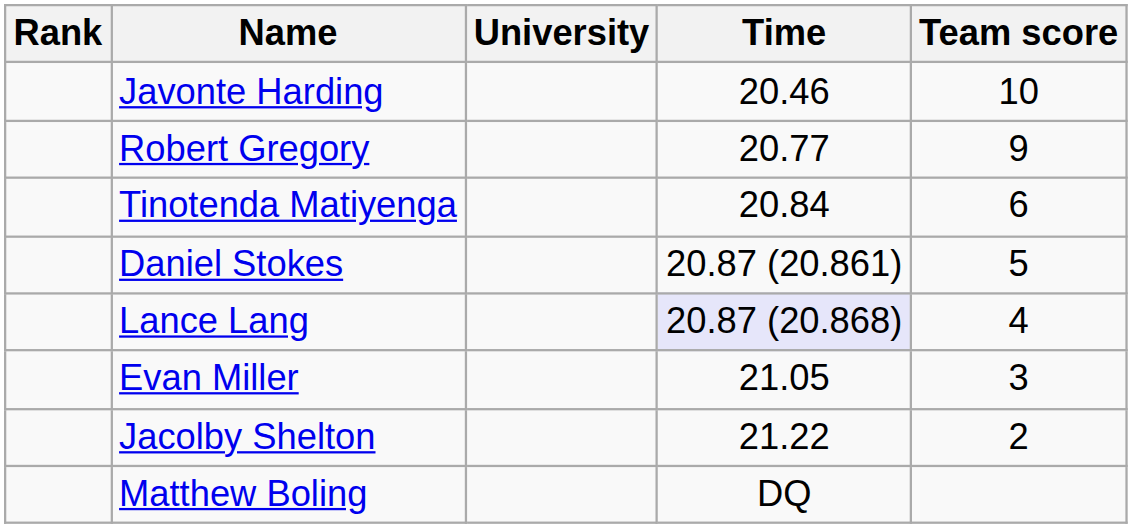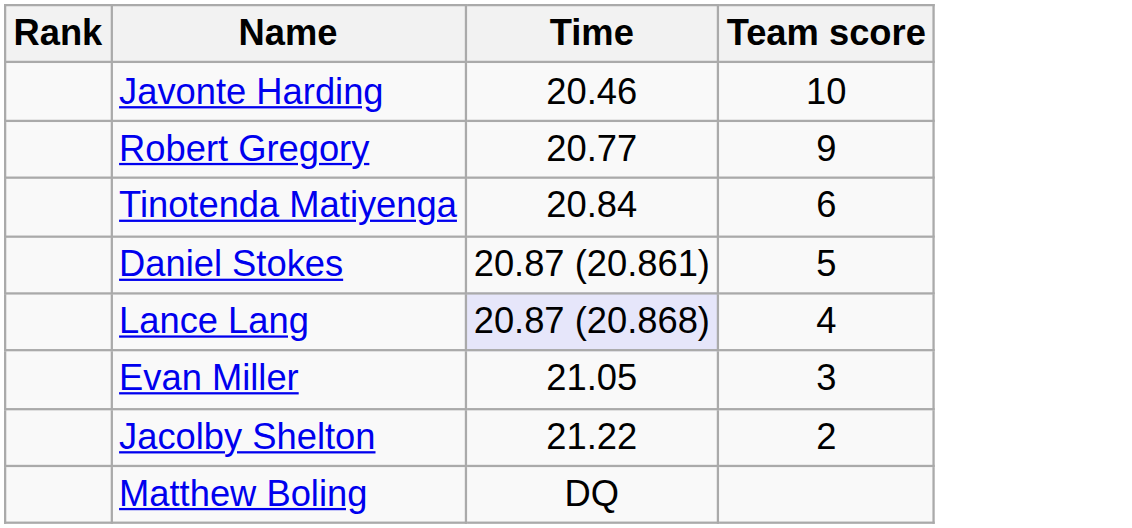- column: (561, 33)
